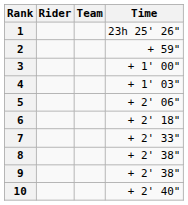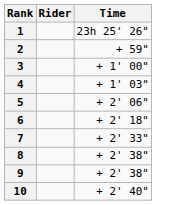- column: (90, 13)
